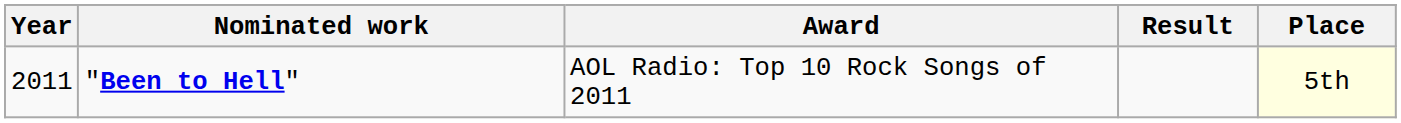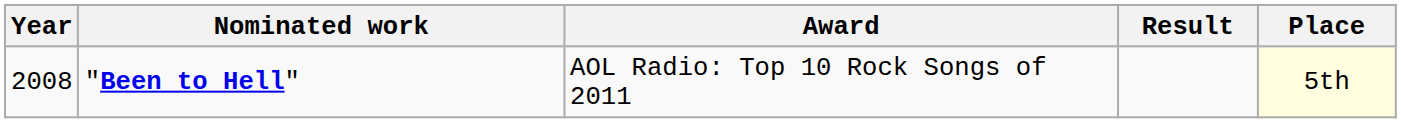(42, 82) 2011 -> (42, 82) 2008
